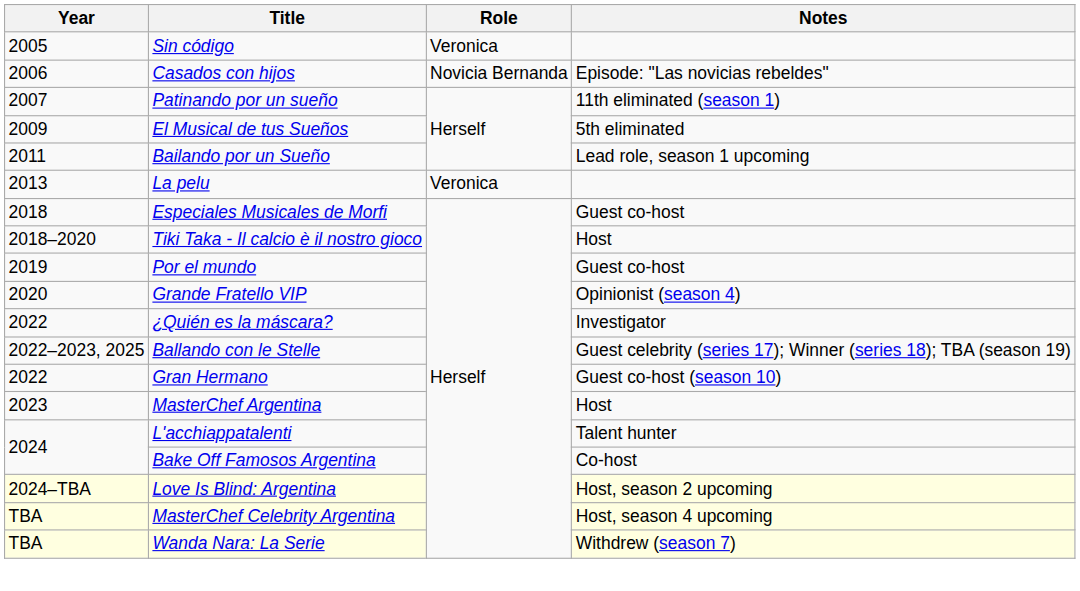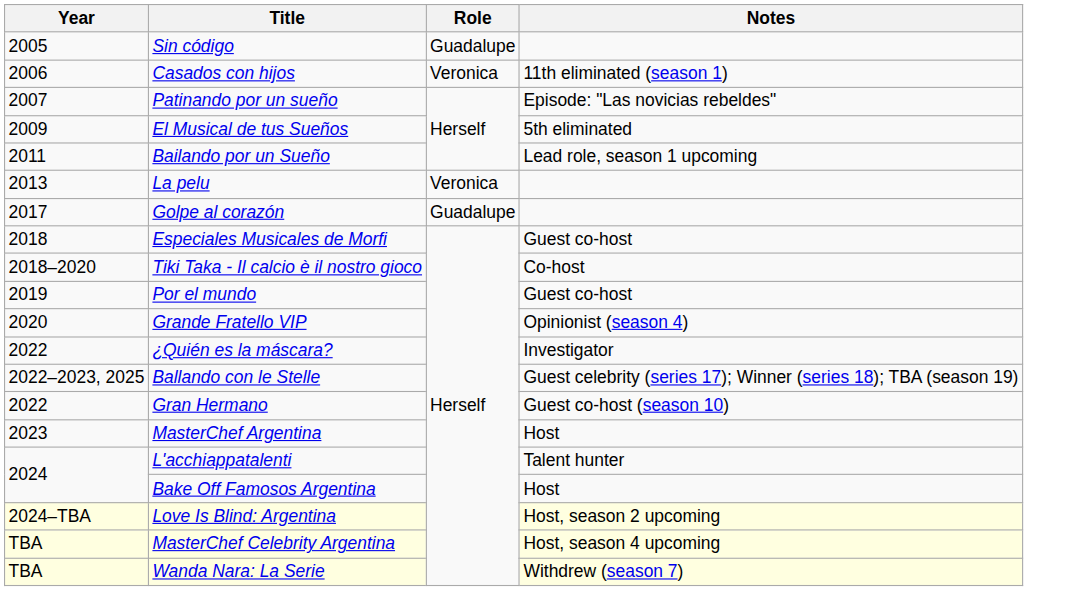(464, 45) Veronica -> (473, 45) Guadalupe
(499, 73) Novicia Bernanda -> (464, 73) Veronica
(702, 73) Episode: "Las novicias rebeldes" -> (626, 73) 11th eliminated (season 1)
(678, 101) 11th eliminated (season 1) -> (650, 101) Episode: "Las novicias rebeldes"
+ row: (218, 211)
(594, 239) Host -> (554, 267) Co-host
(606, 460) Co-host -> (541, 488) Host
